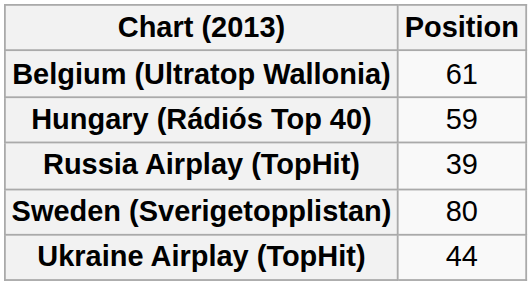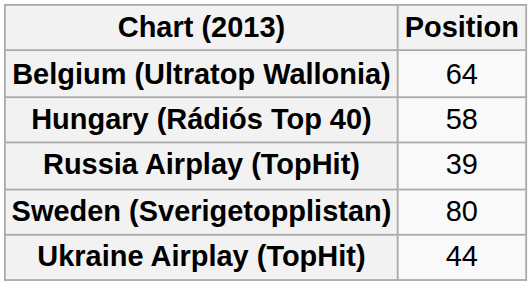(462, 73) 61 -> (462, 73) 64
(462, 119) 59 -> (462, 119) 58
